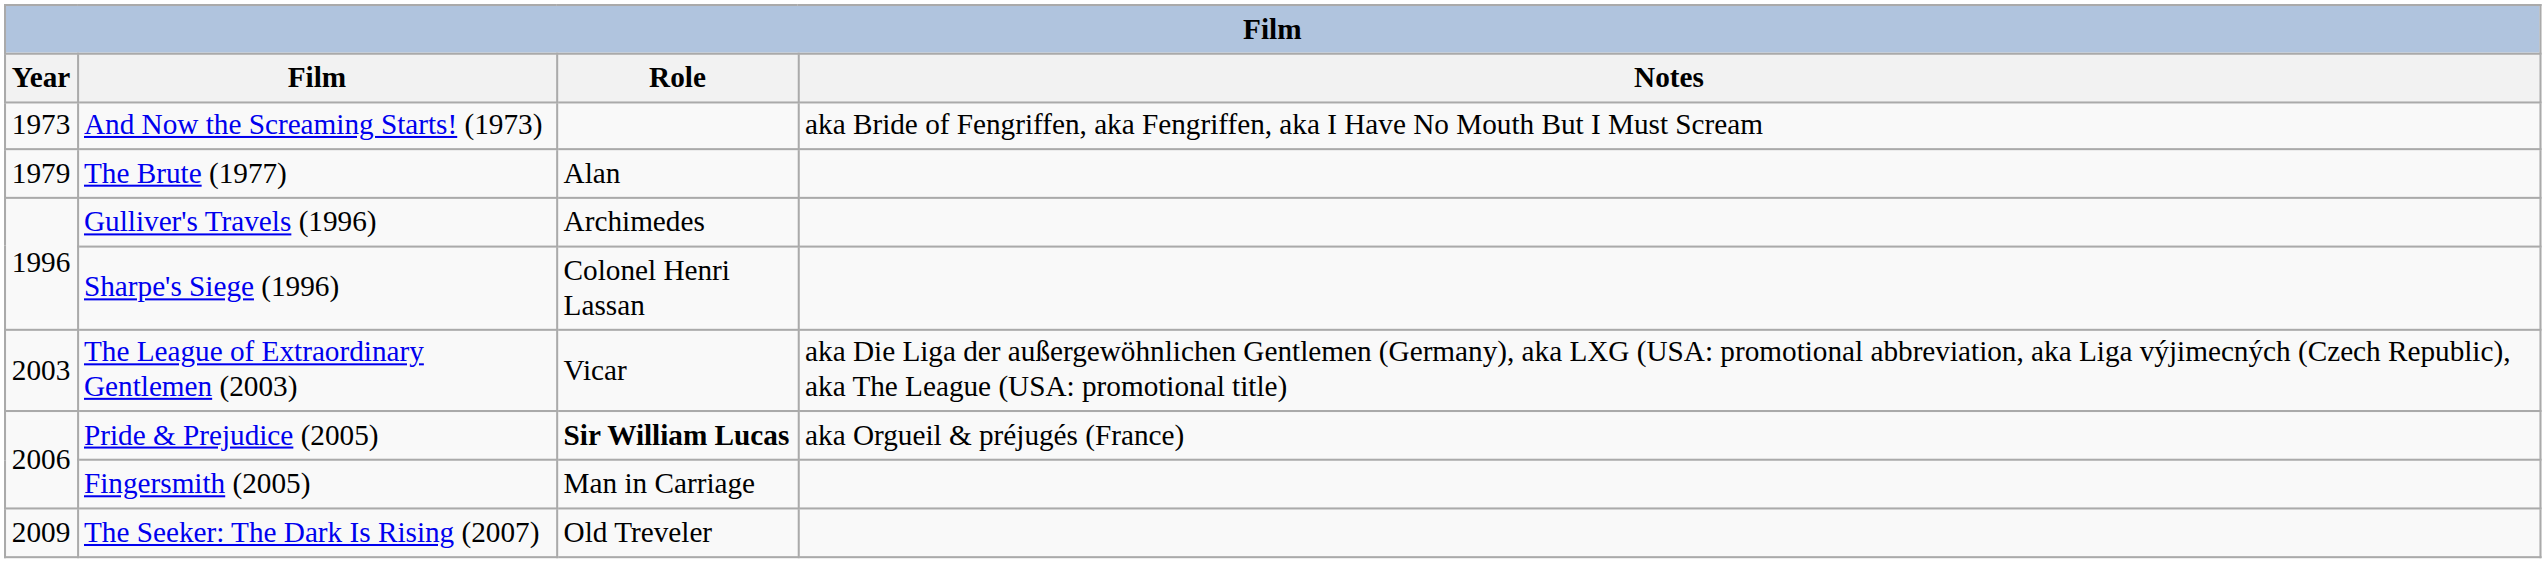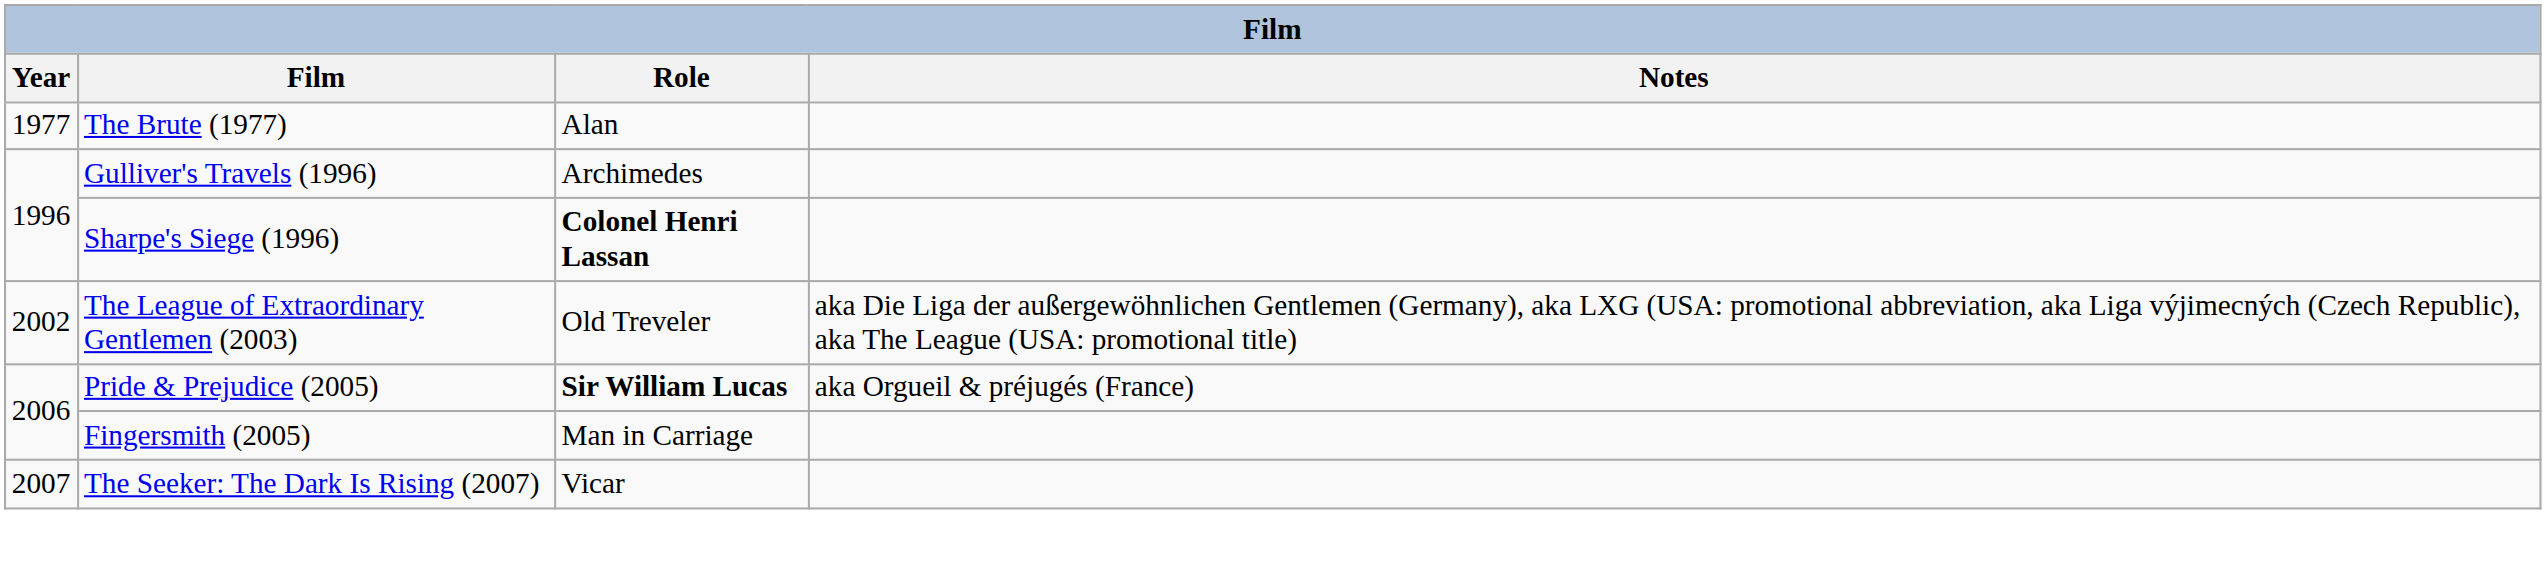- row: (313, 125)
(41, 173) 1979 -> (41, 125) 1977
(647, 287) normal -> (650, 239) bold
(41, 370) 2003 -> (41, 321) 2002
(595, 370) Vicar -> (636, 321) Old Treveler
(41, 531) 2009 -> (41, 483) 2007
(638, 531) Old Treveler -> (593, 483) Vicar
